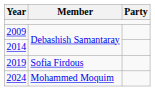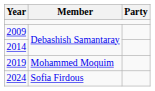(57, 63) Sofia Firdous -> (72, 63) Mohammed Moquim
(72, 78) Mohammed Moquim -> (57, 78) Sofia Firdous
